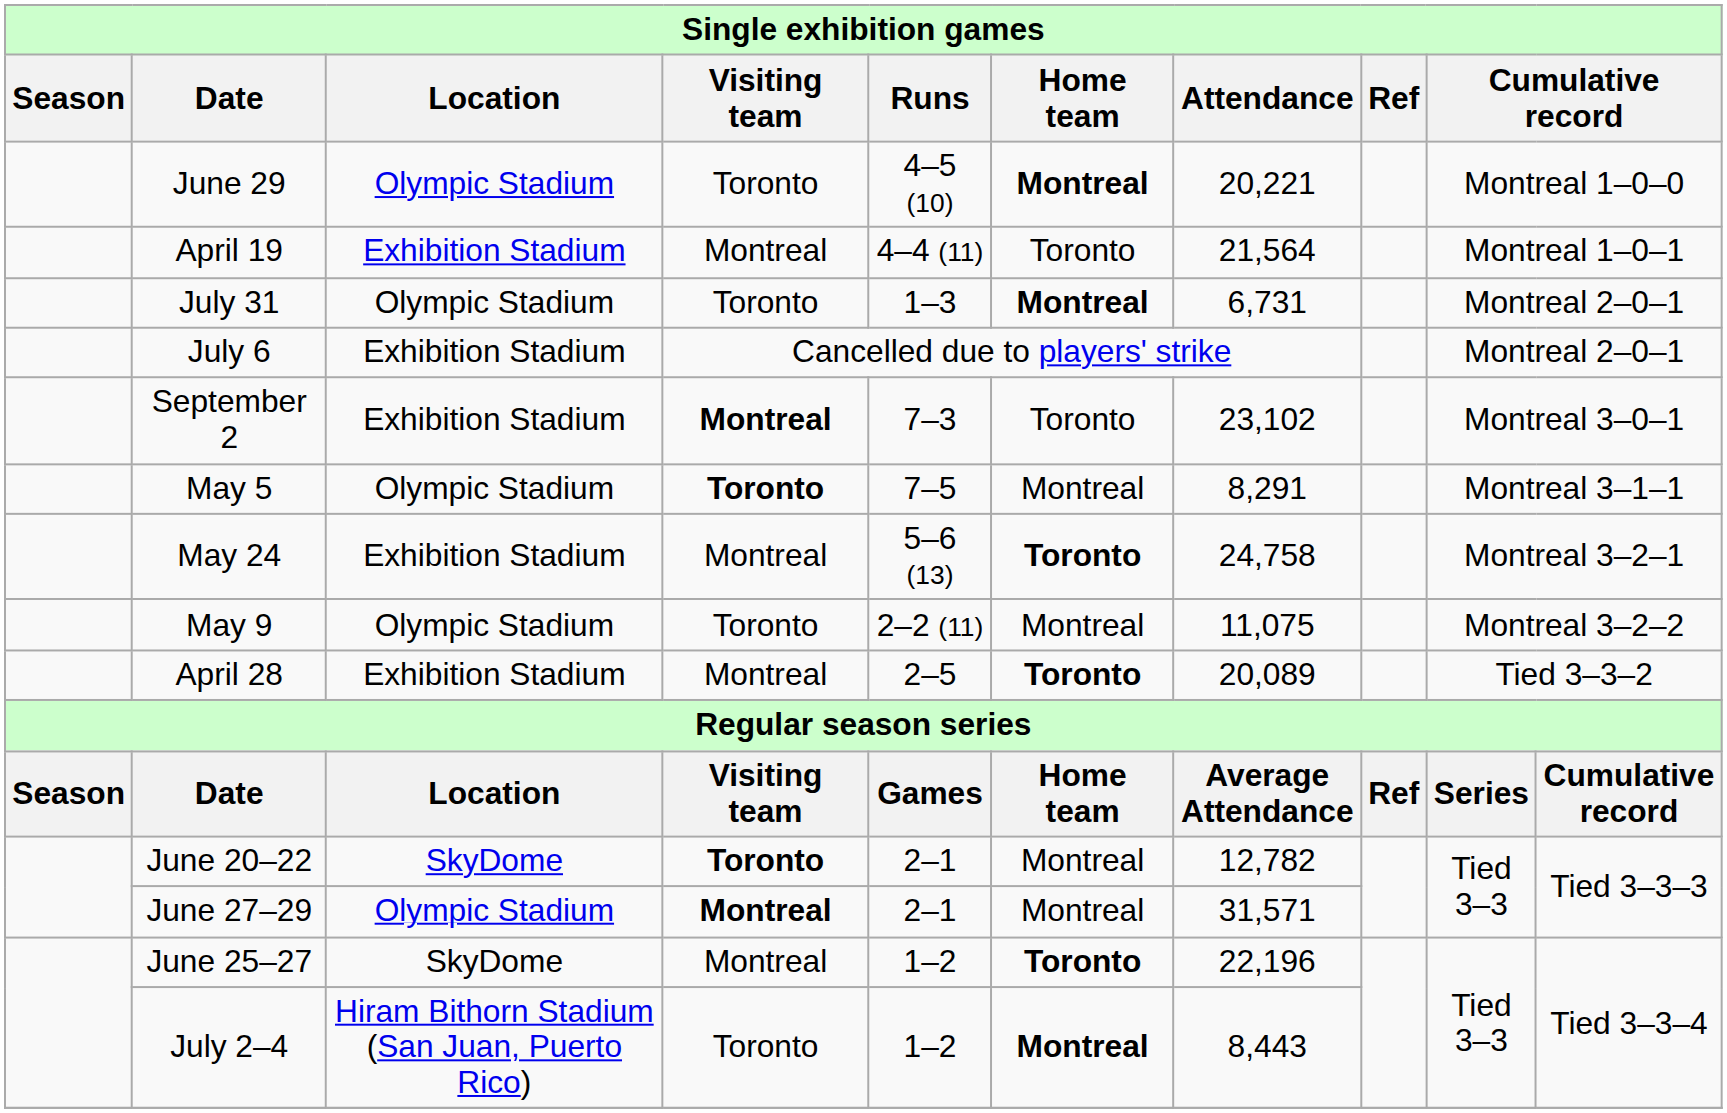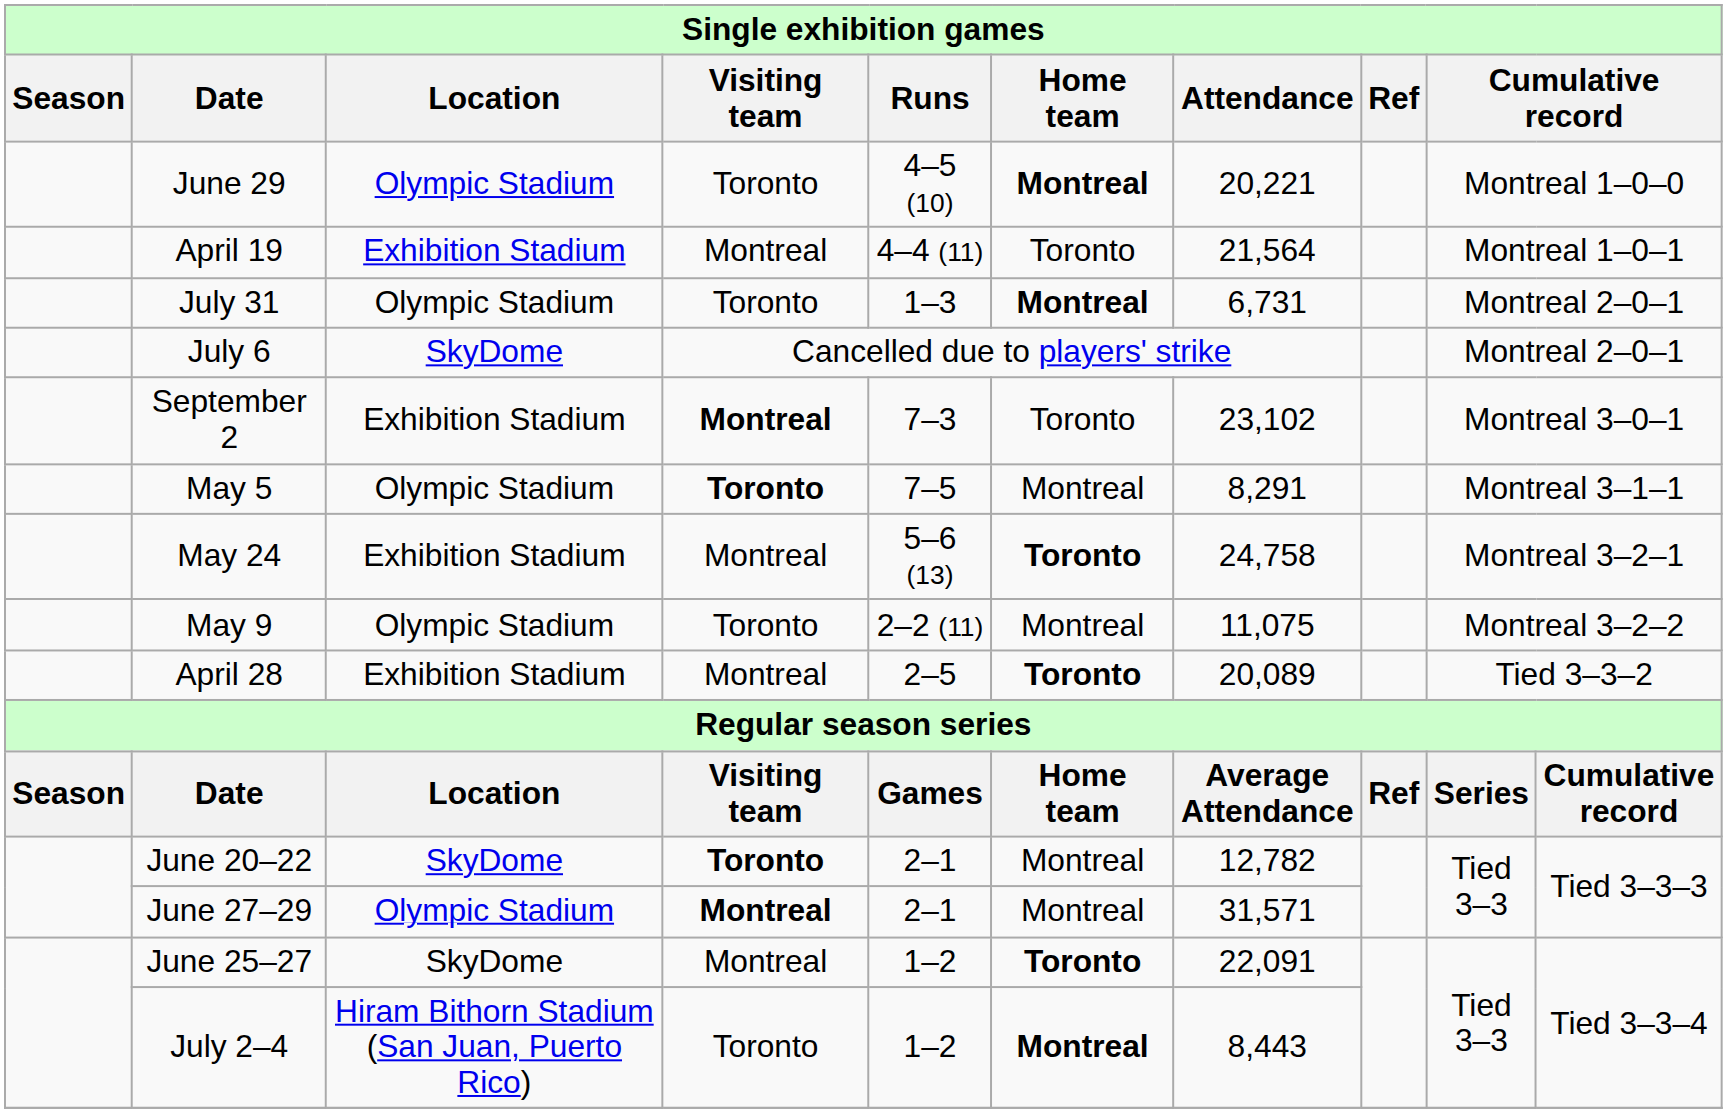(494, 352) Exhibition Stadium -> (494, 352) SkyDome
(1267, 961) 22,196 -> (1267, 961) 22,091
